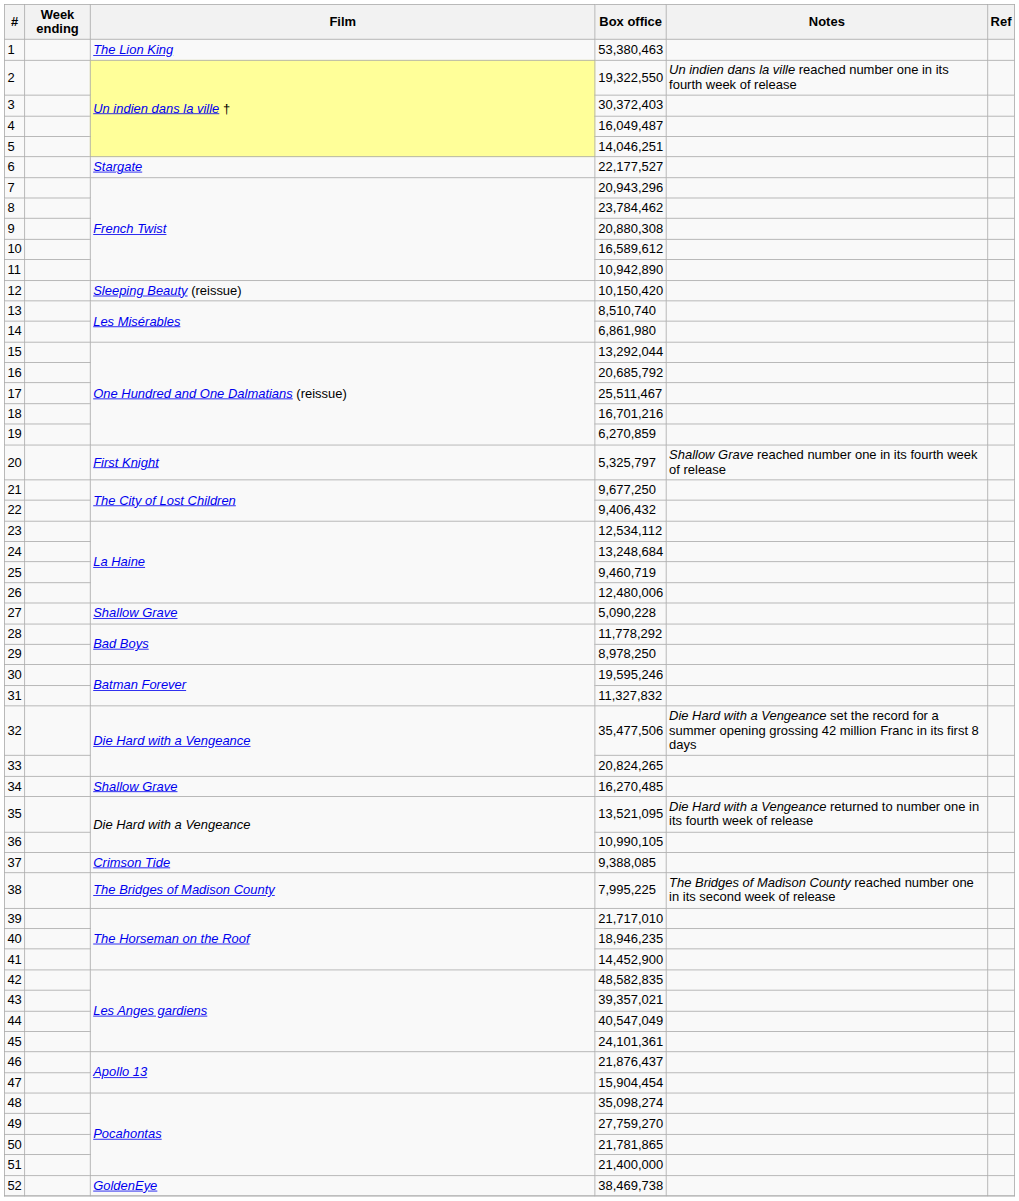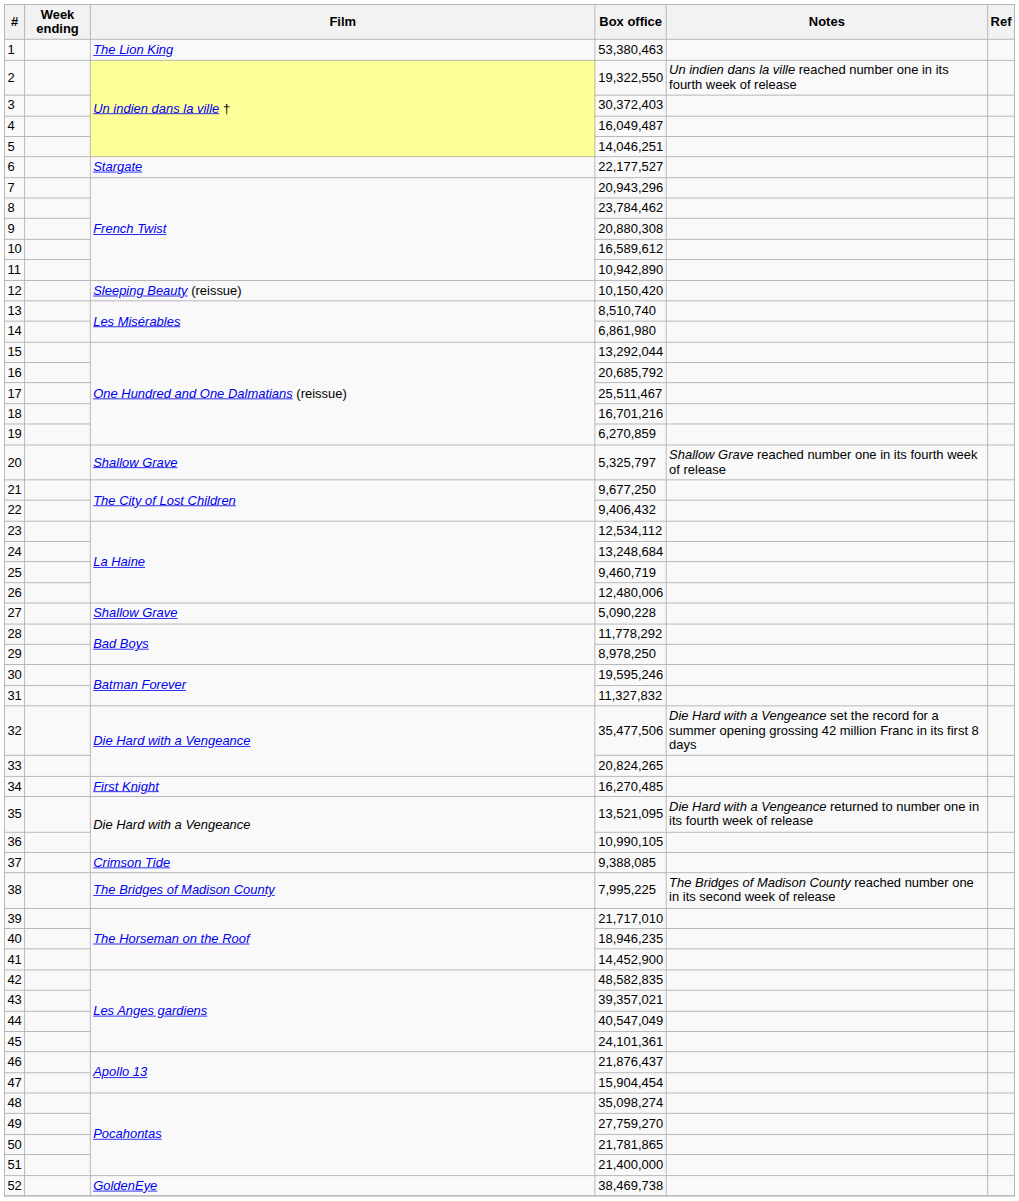(126, 462) First Knight -> (135, 462) Shallow Grave
(135, 786) Shallow Grave -> (126, 786) First Knight
